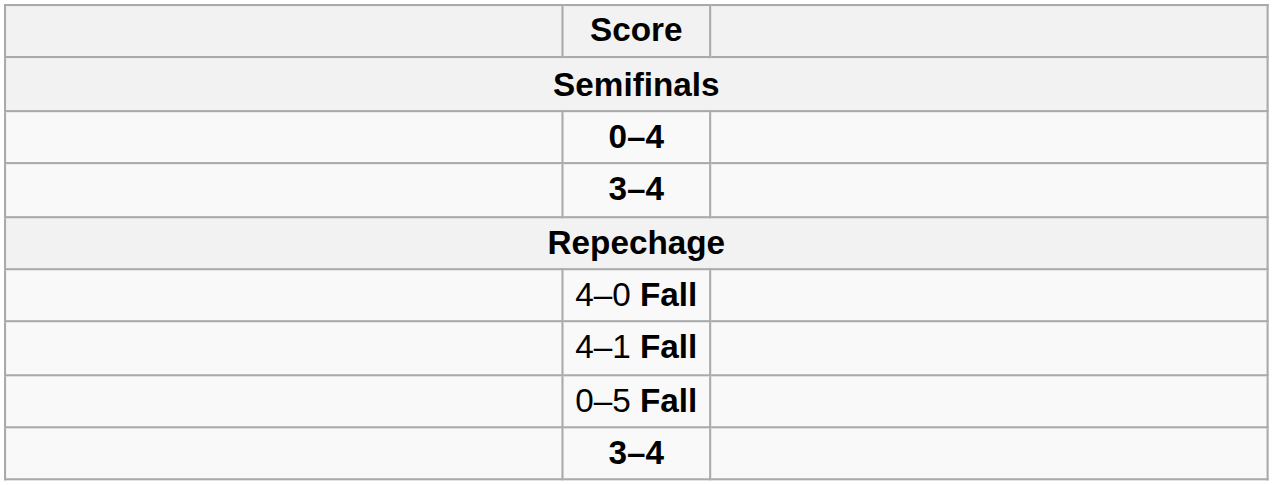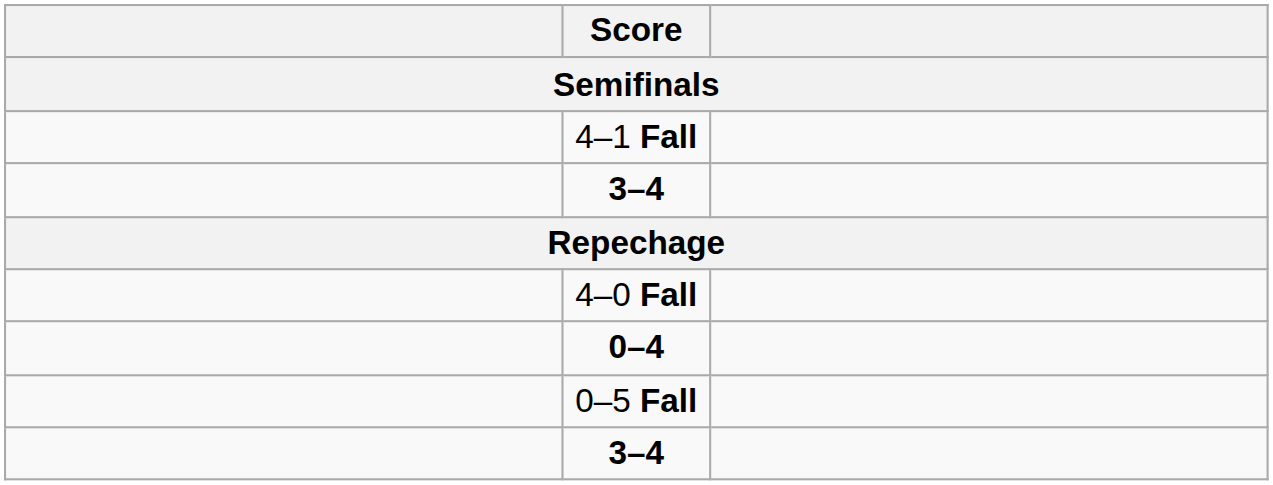rows swapped: (283, 348) <-> (283, 137)
